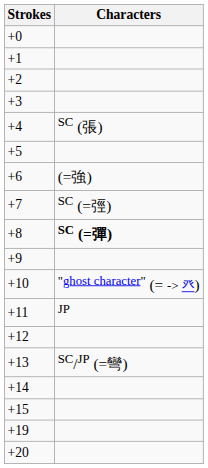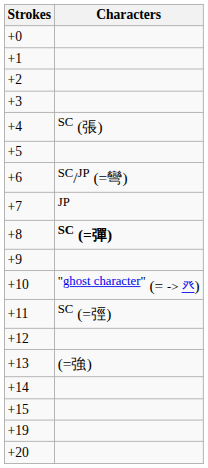(75, 177) (=強) -> (93, 177) SC/JP (=彎)
(85, 204) SC (=弳) -> (64, 202) JP
(64, 308) JP -> (85, 313) SC (=弳)
(93, 362) SC/JP (=彎) -> (75, 363) (=強)
